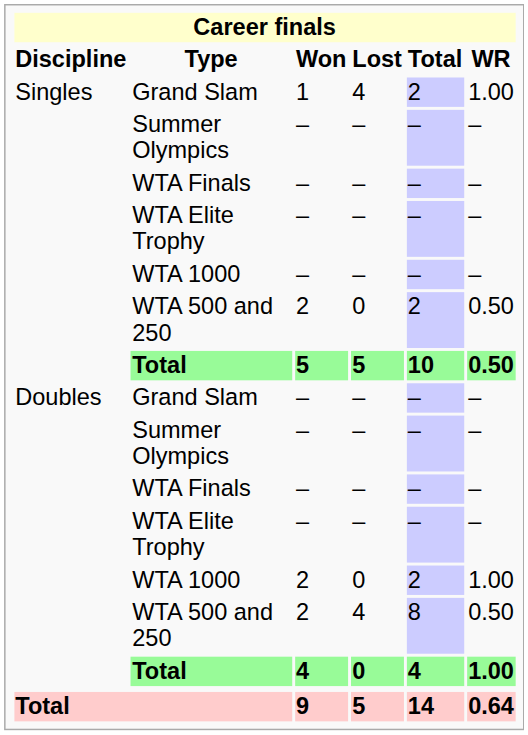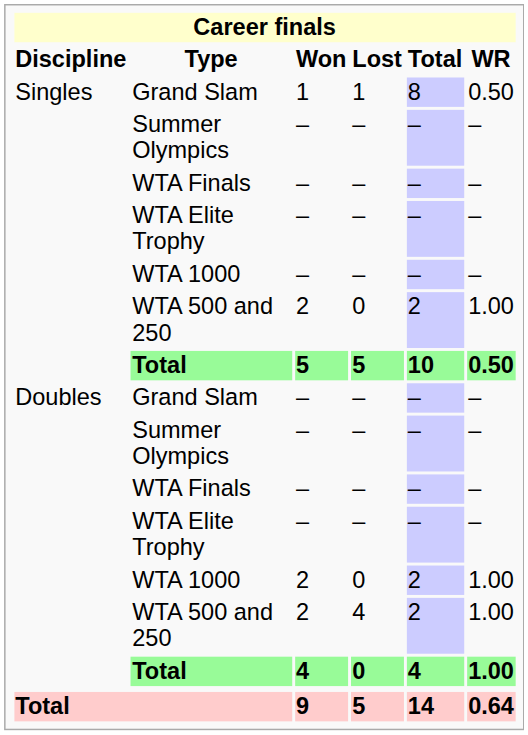(359, 92) 4 -> (359, 92) 1
(414, 92) 2 -> (414, 92) 8
(491, 92) 1.00 -> (491, 92) 0.50
(491, 306) 0.50 -> (491, 306) 1.00
(414, 612) 8 -> (414, 612) 2
(491, 612) 0.50 -> (491, 612) 1.00
